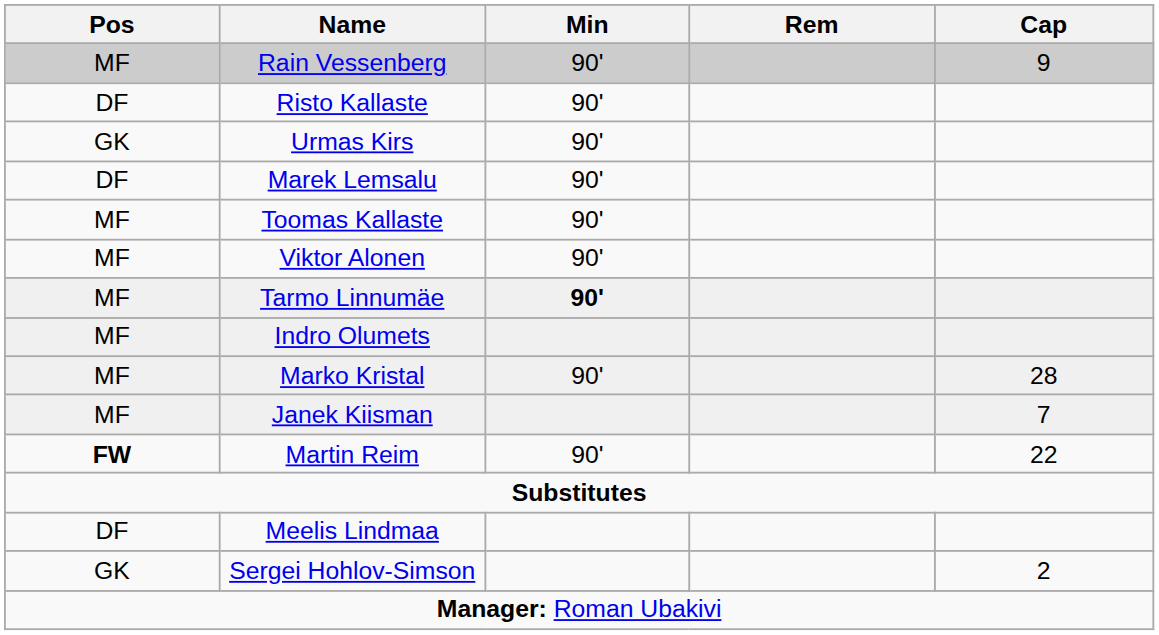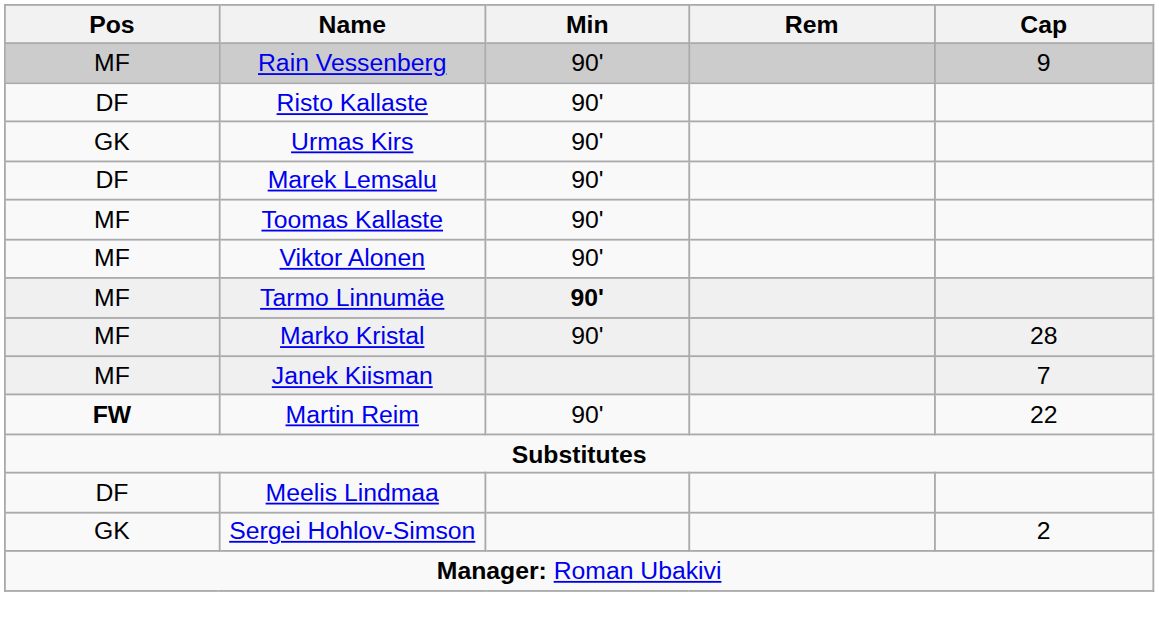- row: (352, 336)
